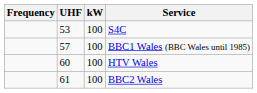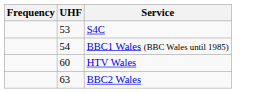- column: (95, 12)
(65, 46) 57 -> (65, 46) 54
(65, 79) 61 -> (65, 79) 63
